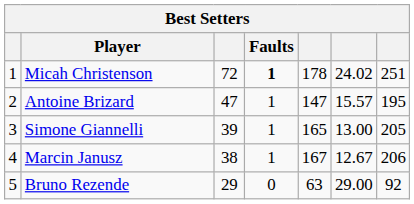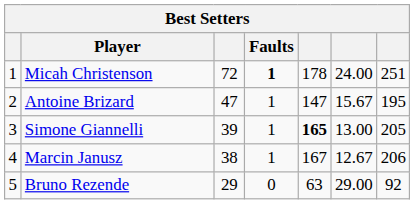(354, 74) 24.02 -> (354, 74) 24.00
(354, 102) 15.57 -> (354, 102) 15.67
(314, 129) normal -> (314, 129) bold
